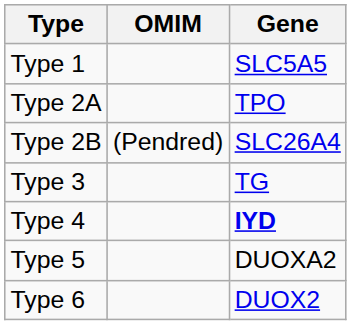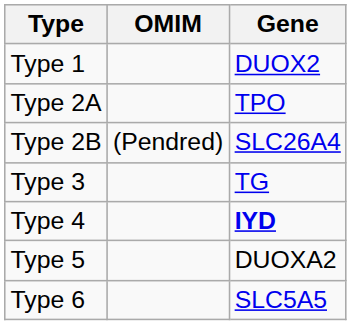(281, 63) SLC5A5 -> (277, 63) DUOX2
(277, 299) DUOX2 -> (281, 299) SLC5A5
